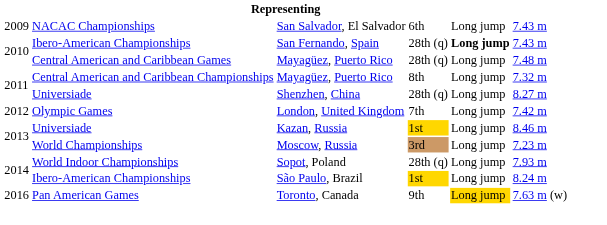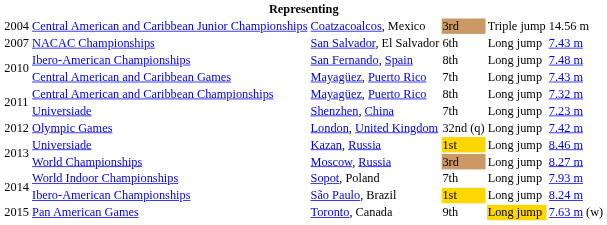+ row: (170, 26)
(17, 26) 2009 -> (17, 43) 2007
(428, 43) 28th (q) -> (450, 60) 8th
(480, 43) bold -> (515, 60) normal
(530, 43) 7.43 m -> (566, 60) 7.48 m
(428, 60) 28th (q) -> (450, 77) 7th
(530, 60) 7.48 m -> (566, 77) 7.43 m
(428, 94) 28th (q) -> (450, 110) 7th
(530, 94) 8.27 m -> (566, 110) 7.23 m
(416, 110) 7th -> (464, 127) 32nd (q)
(530, 144) 7.23 m -> (566, 161) 8.27 m
(428, 161) 28th (q) -> (450, 178) 7th
(17, 195) 2016 -> (17, 212) 2015
